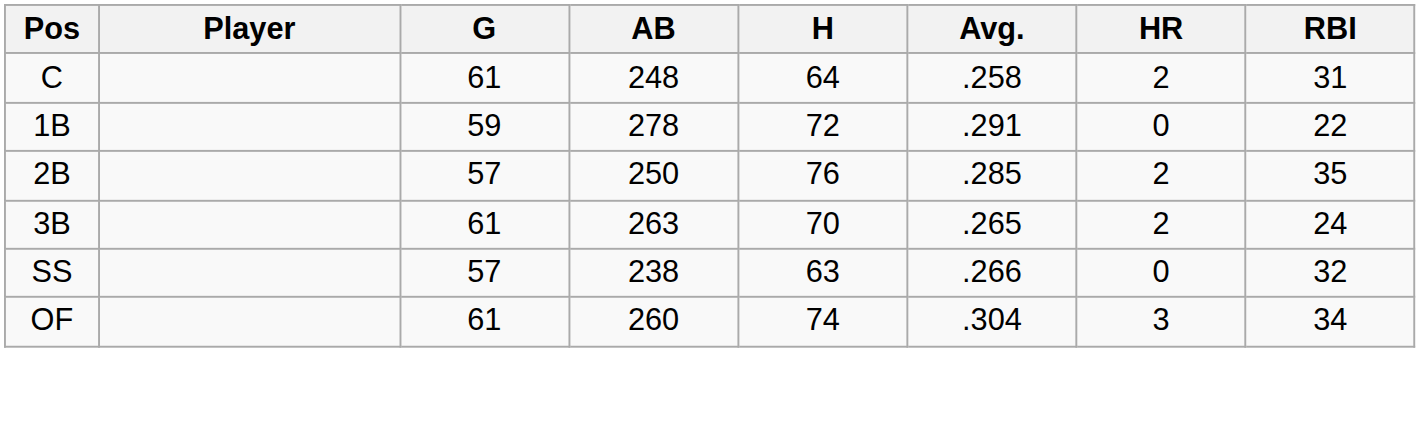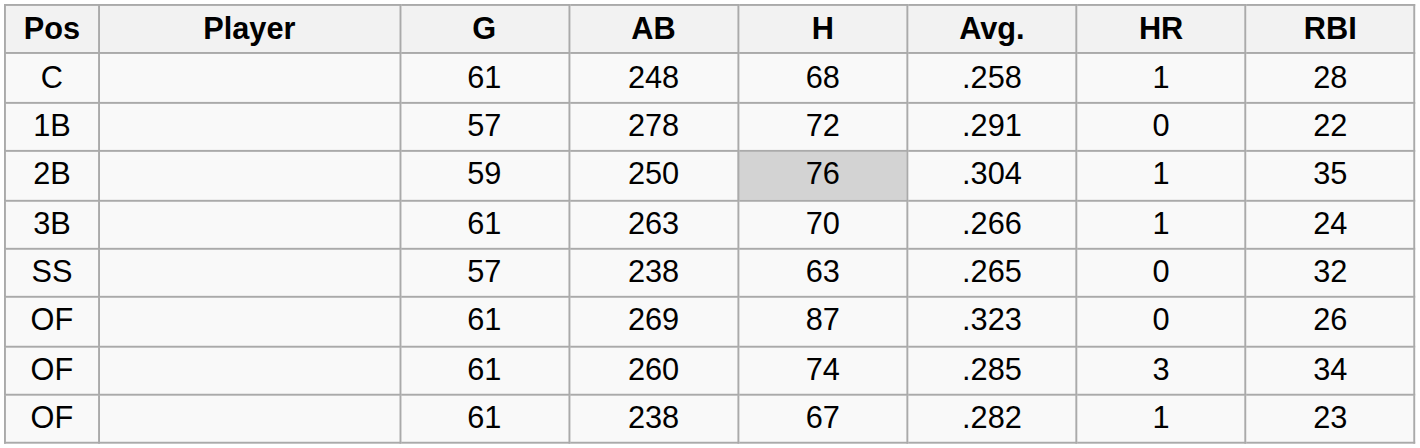(823, 77) 64 -> (823, 77) 68
(1161, 77) 2 -> (1161, 77) 1
(1330, 77) 31 -> (1330, 77) 28
(484, 126) 59 -> (484, 126) 57
(484, 175) 57 -> (484, 175) 59
(823, 175) no background -> (823, 175) lightgrey background
(992, 175) .285 -> (992, 175) .304
(1161, 175) 2 -> (1161, 175) 1
(992, 223) .265 -> (992, 223) .266
(1161, 223) 2 -> (1161, 223) 1
(992, 272) .266 -> (992, 272) .265
+ row: (52, 321)
(992, 321) .304 -> (992, 369) .285
+ row: (52, 418)
